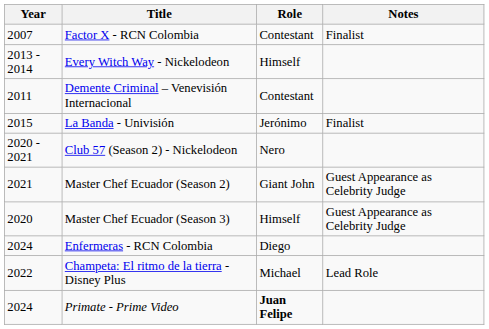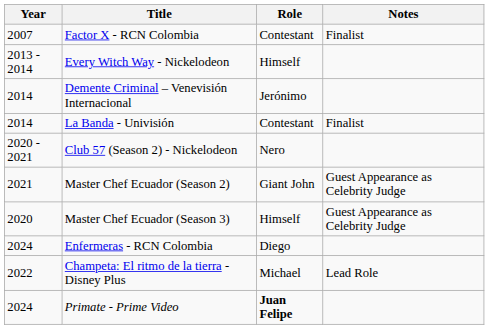(20, 95) 2011 -> (20, 95) 2014
(286, 95) Contestant -> (283, 95) Jerónimo
(20, 123) 2015 -> (20, 123) 2014
(283, 123) Jerónimo -> (286, 123) Contestant
